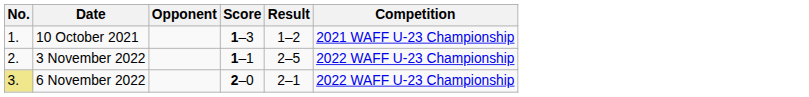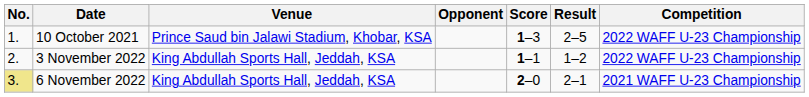+ column: (292, 15)
(289, 37) 1–2 -> (575, 37) 2–5
(415, 37) 2021 WAFF U-23 Championship -> (702, 37) 2022 WAFF U-23 Championship
(289, 59) 2–5 -> (575, 59) 1–2
(415, 80) 2022 WAFF U-23 Championship -> (702, 80) 2021 WAFF U-23 Championship
